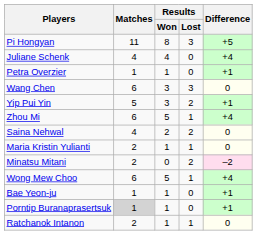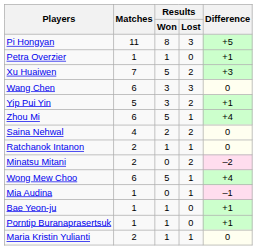- row: (38, 57)
+ row: (31, 72)
rows swapped: (48, 147) <-> (45, 222)
+ row: (29, 192)
(134, 207) lightgrey background -> (134, 222) no background
